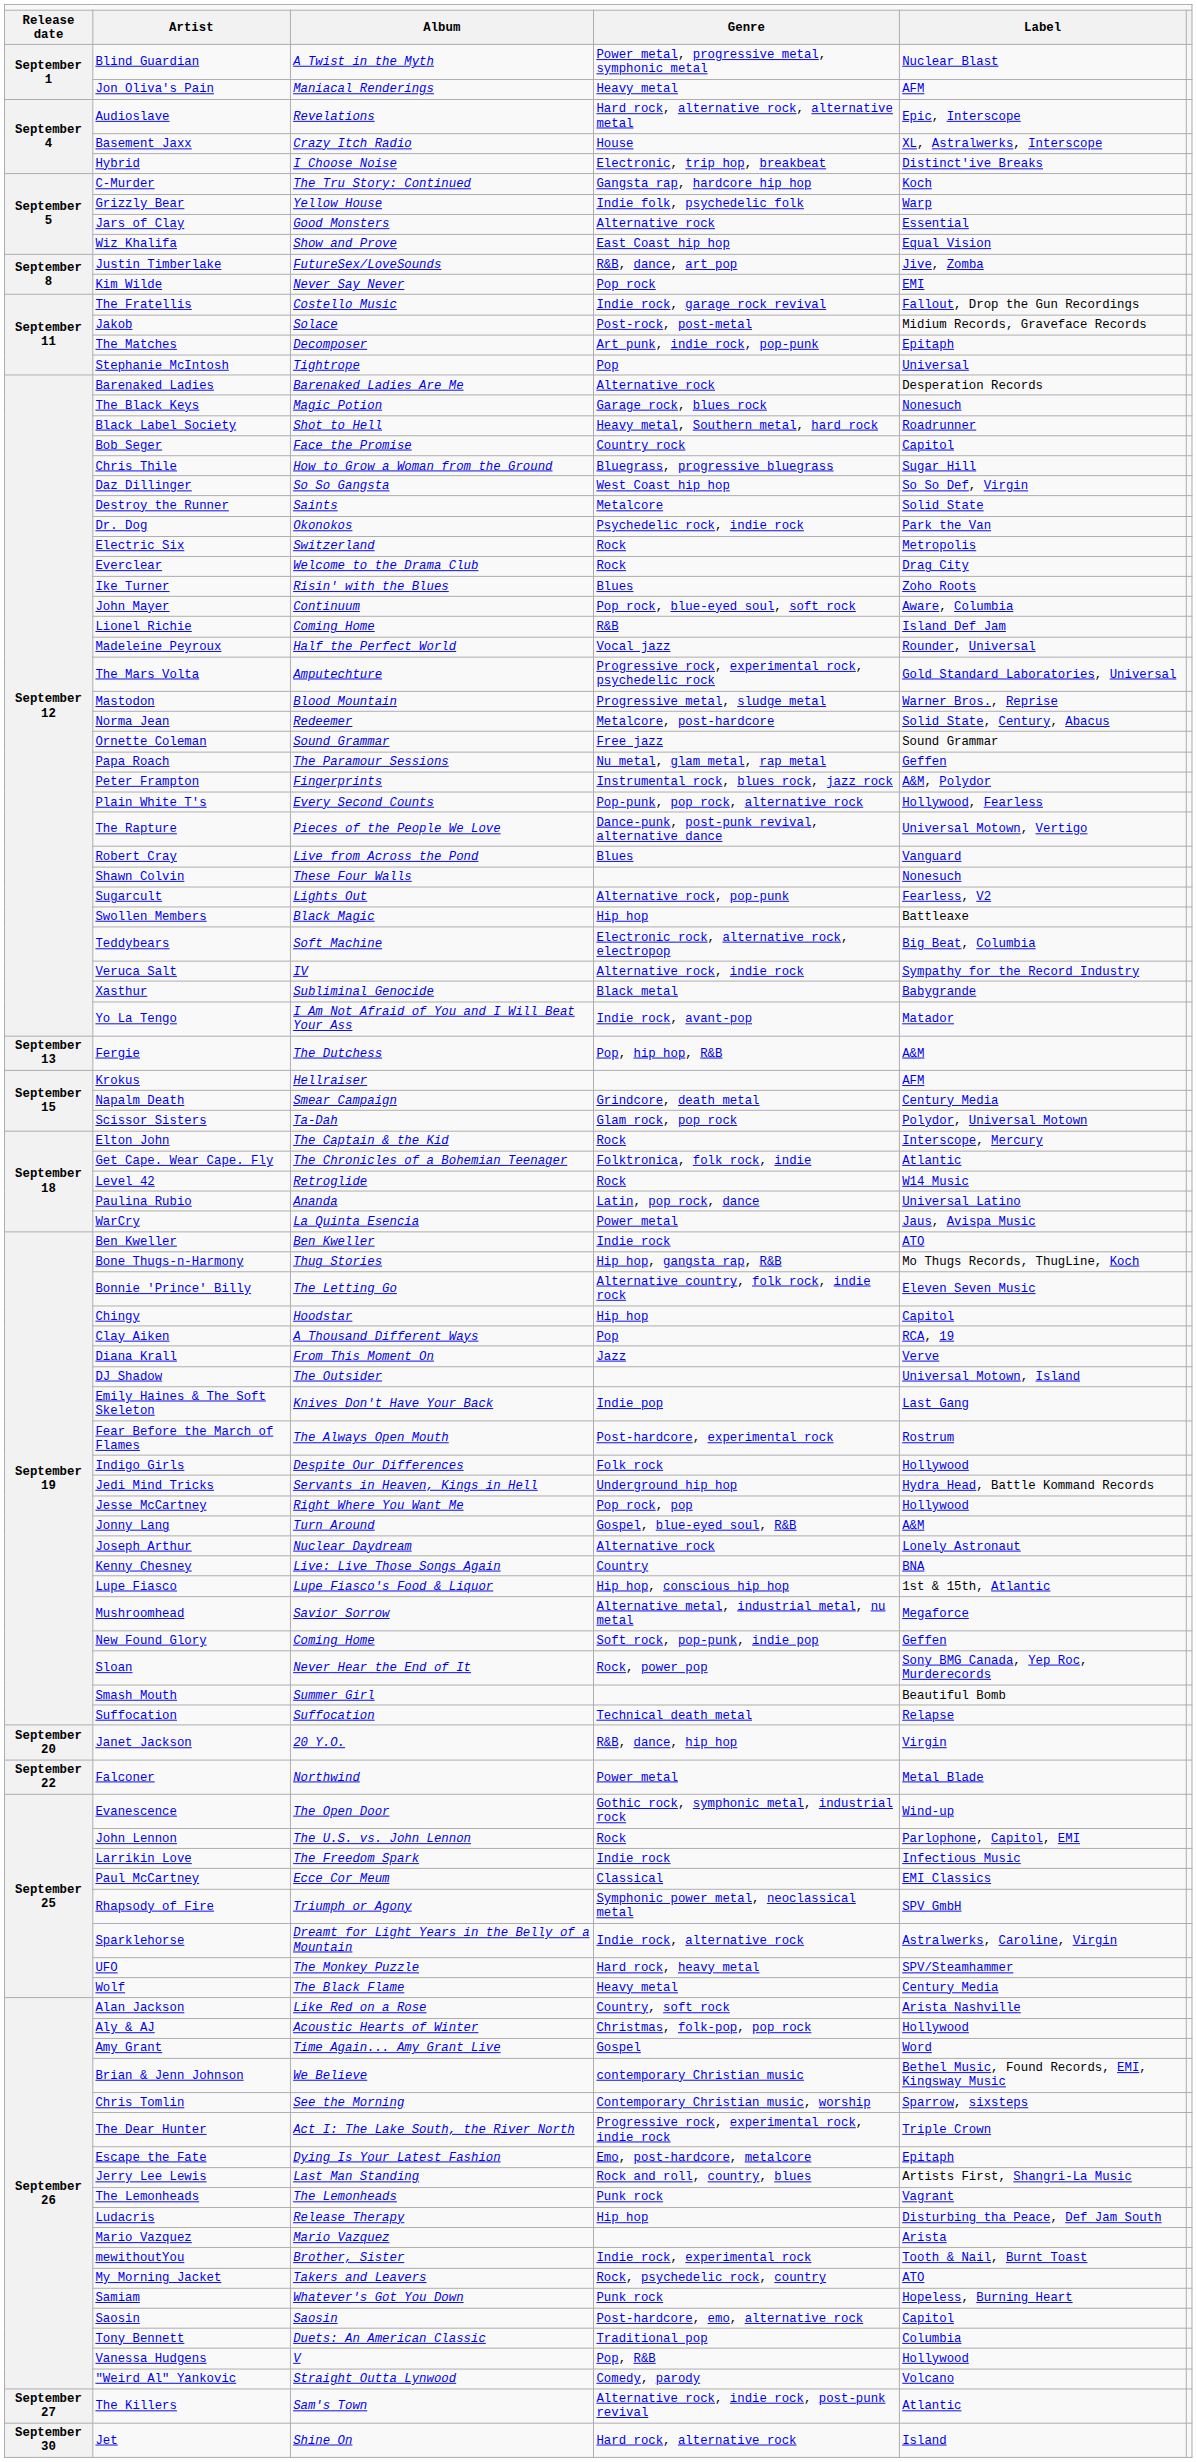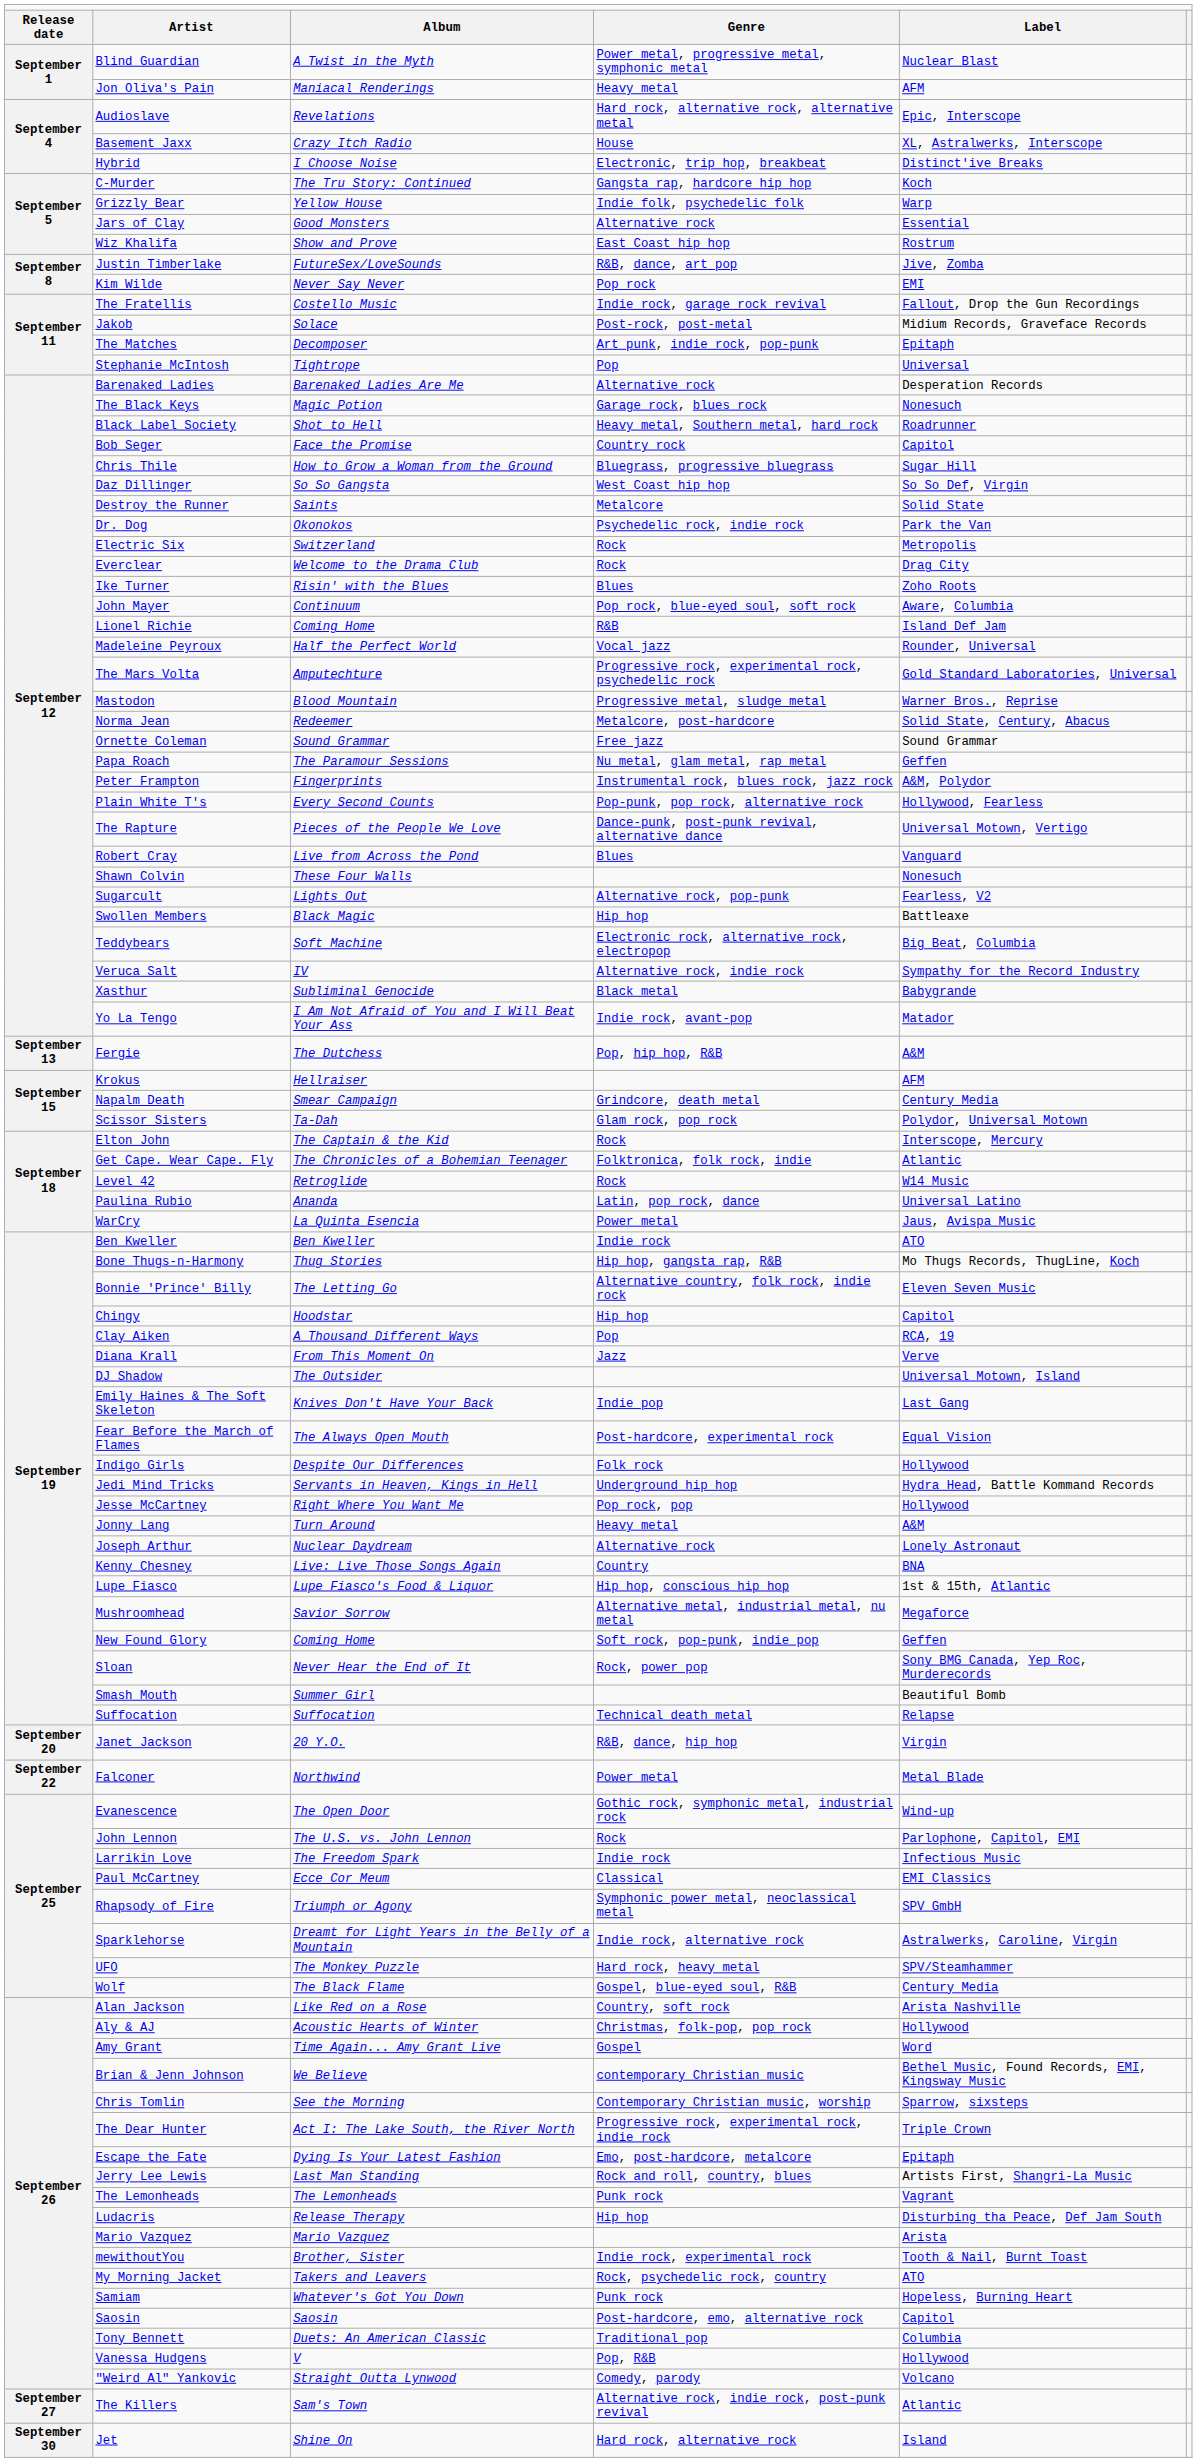(947, 244) Equal Vision -> (928, 244) Rostrum
(928, 1438) Rostrum -> (947, 1438) Equal Vision
(696, 1526) Gospel, blue-eyed soul, R&B -> (637, 1526) Heavy metal
(637, 1988) Heavy metal -> (696, 1988) Gospel, blue-eyed soul, R&B
